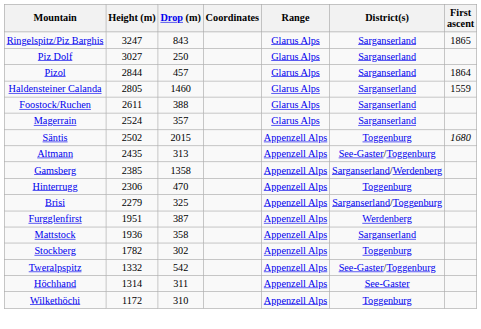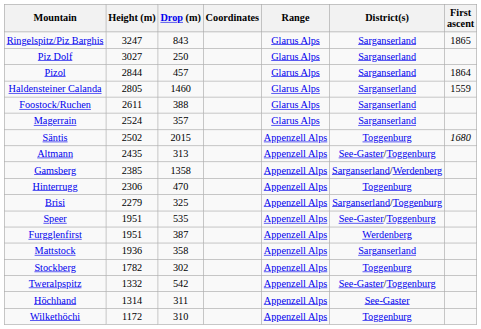+ row: (55, 219)
